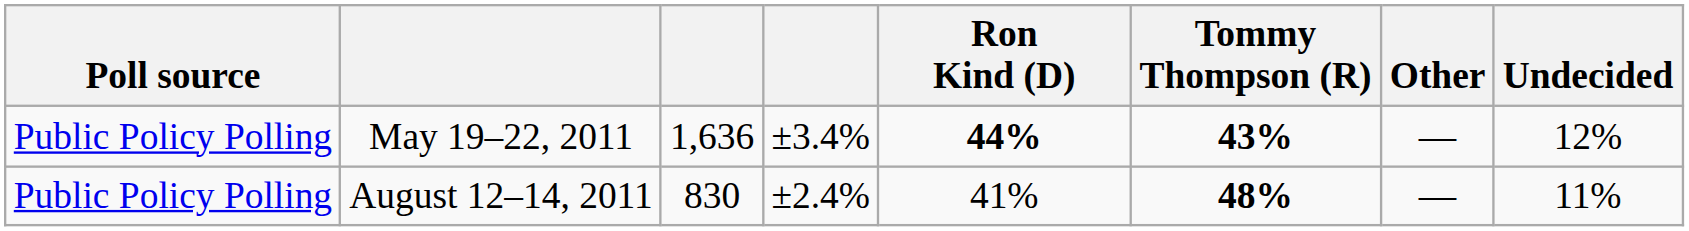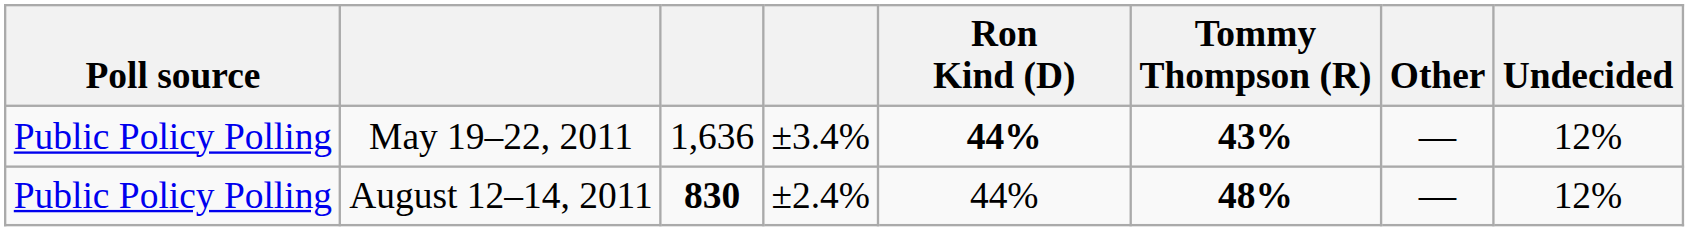(712, 195) normal -> (712, 195) bold
(1004, 195) 41% -> (1004, 195) 44%
(1588, 195) 11% -> (1588, 195) 12%
